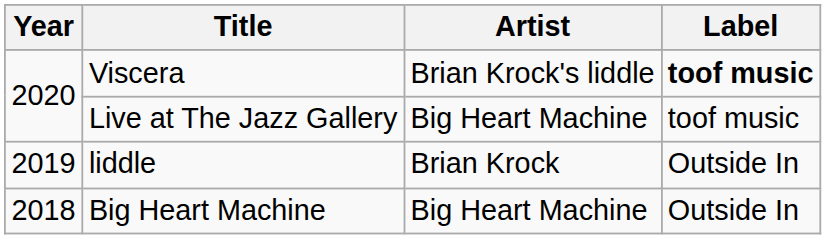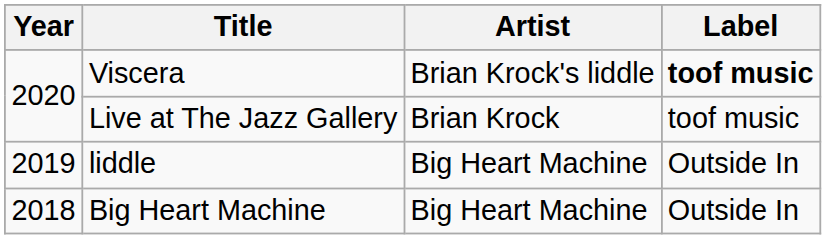(529, 118) Big Heart Machine -> (485, 118) Brian Krock
(485, 164) Brian Krock -> (529, 164) Big Heart Machine
